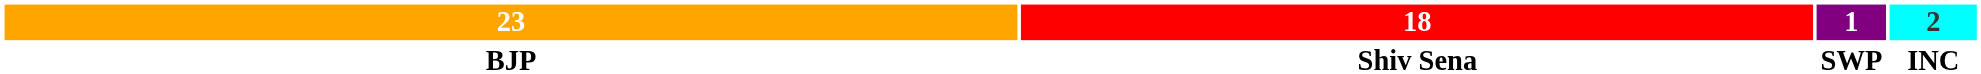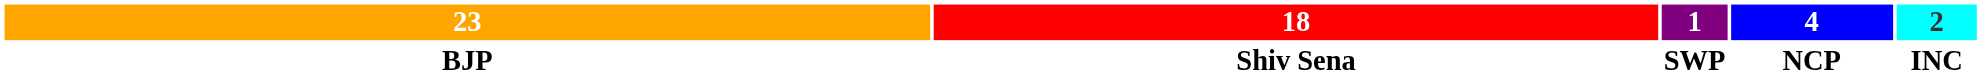+ column: (1812, 21)
